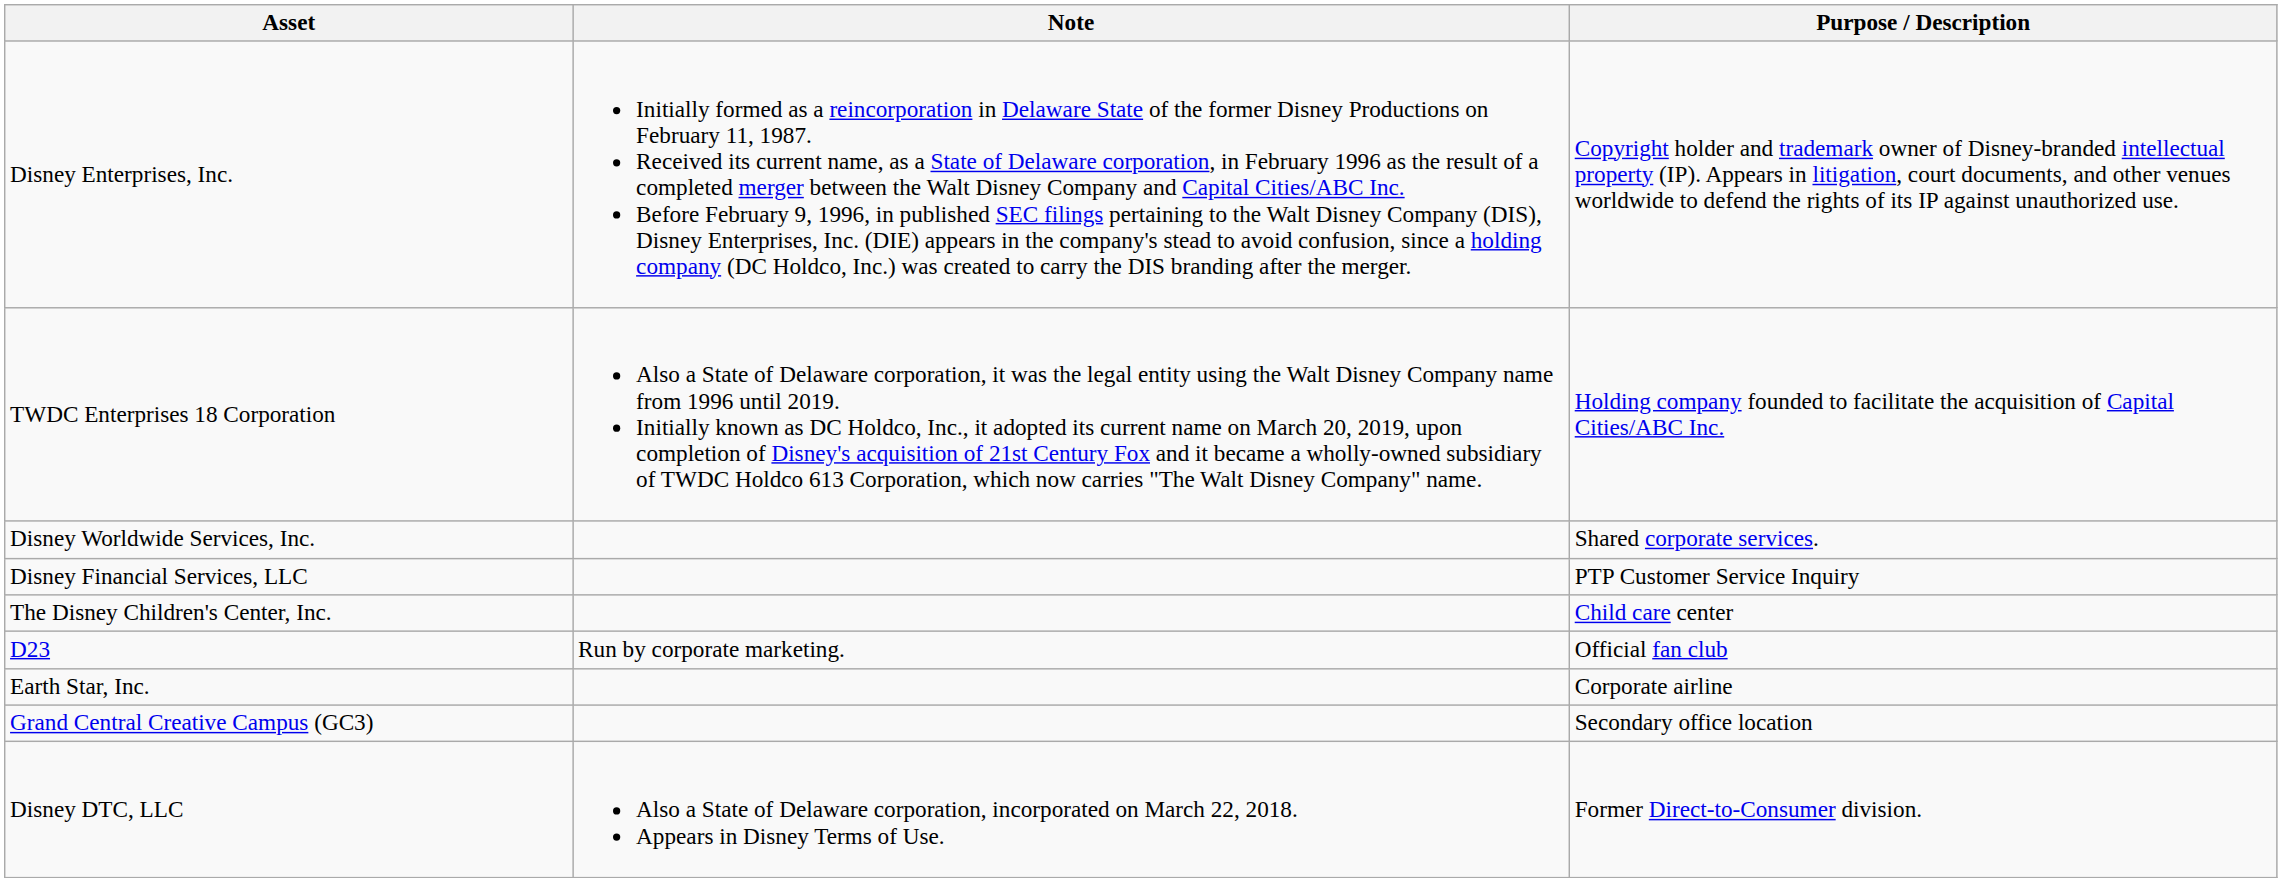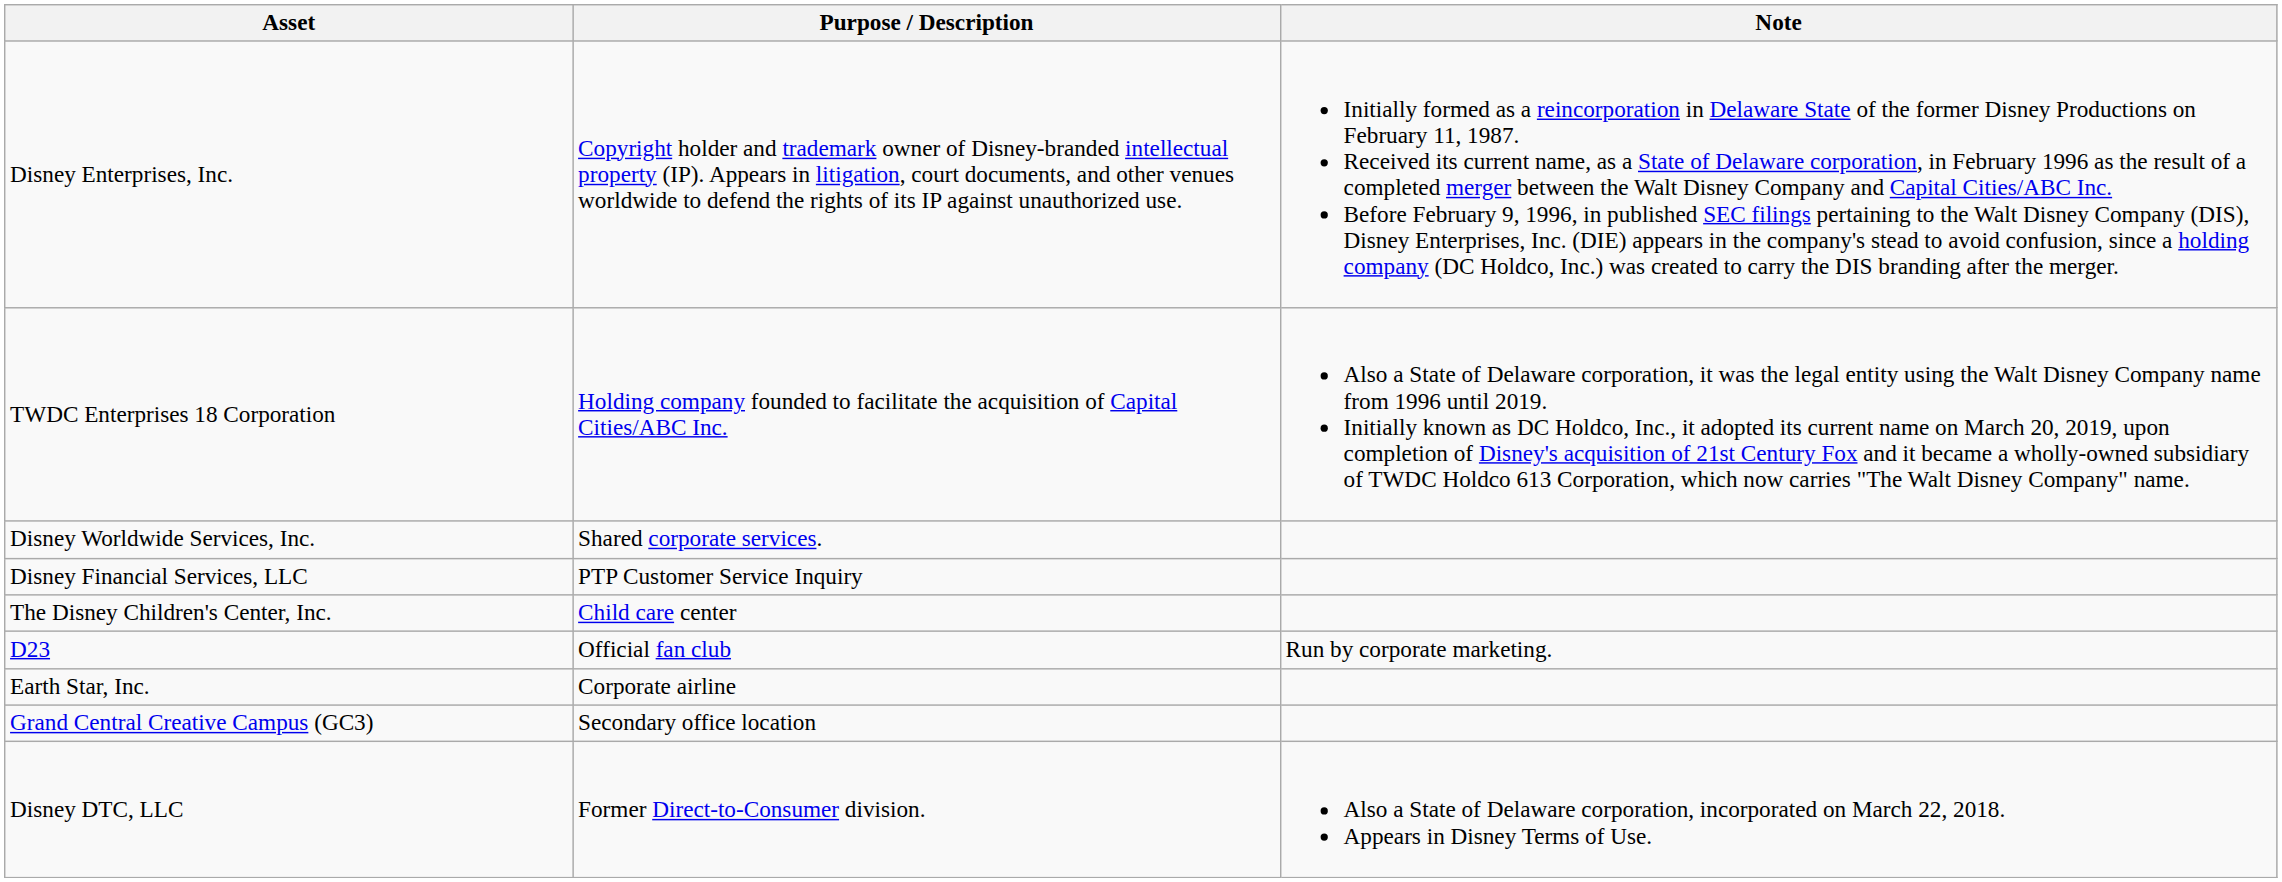columns swapped: (1923, 22) <-> (1071, 22)
